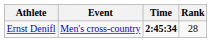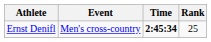(193, 29) 28 -> (193, 29) 25
